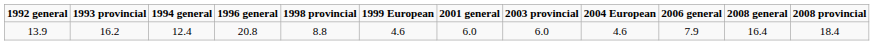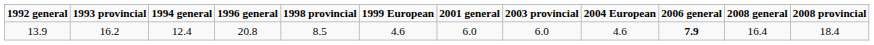(320, 31) 8.8 -> (320, 31) 8.5
(692, 31) normal -> (692, 31) bold
